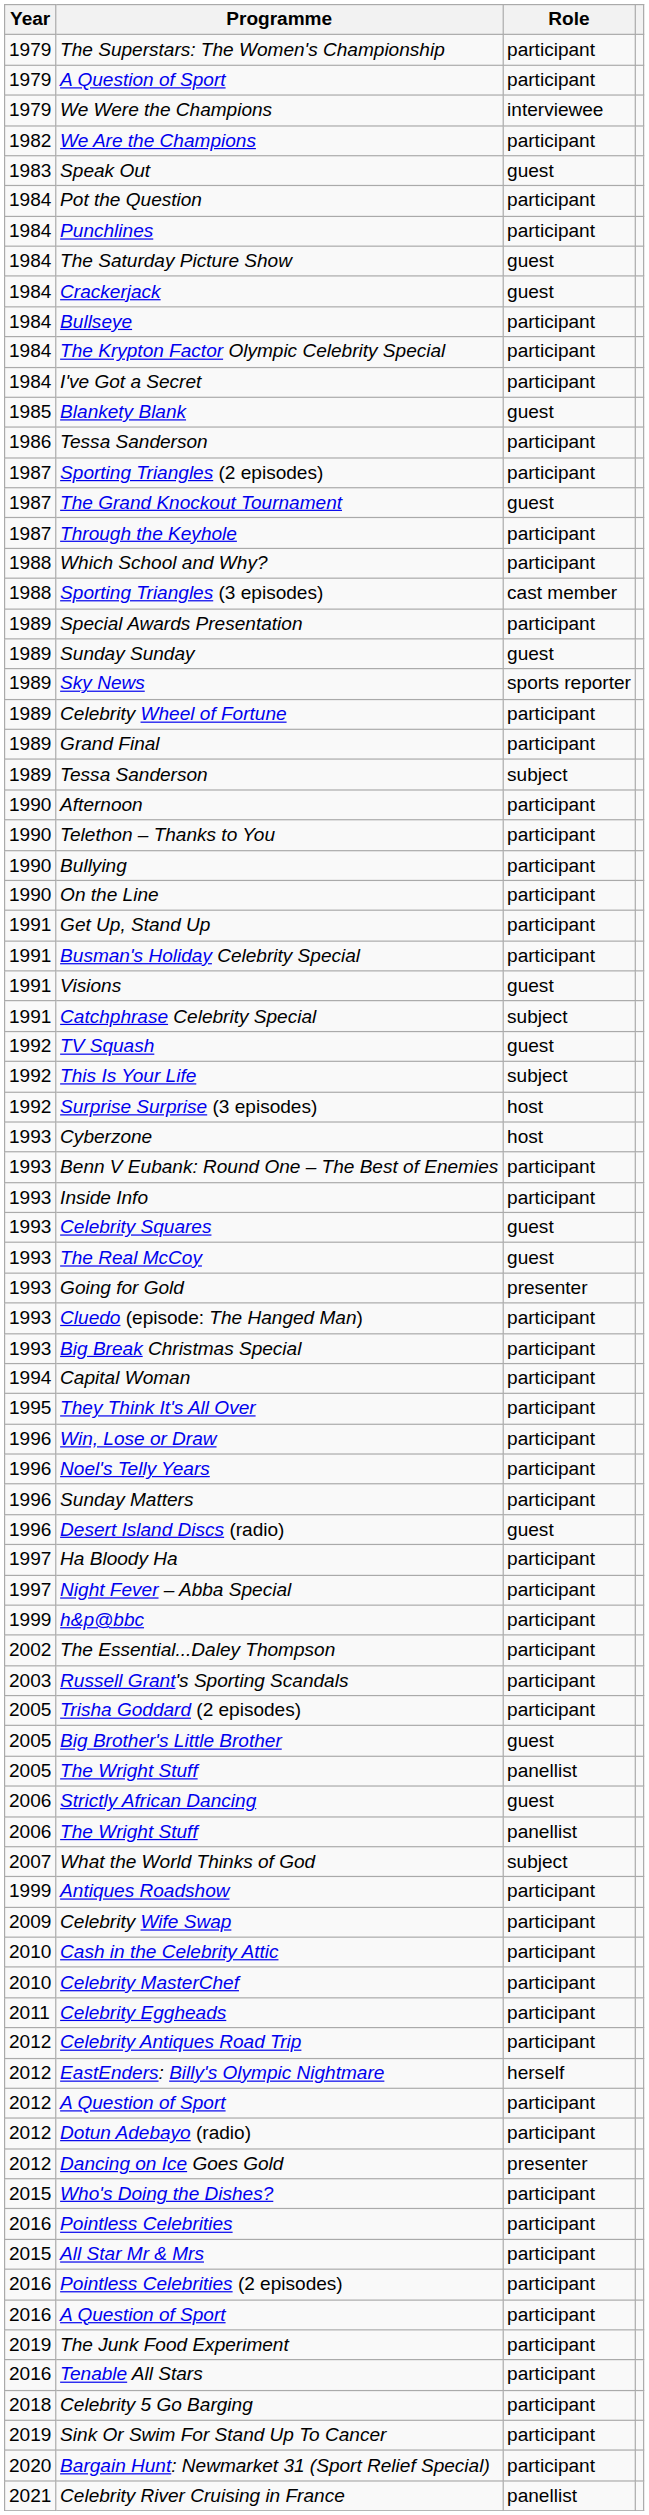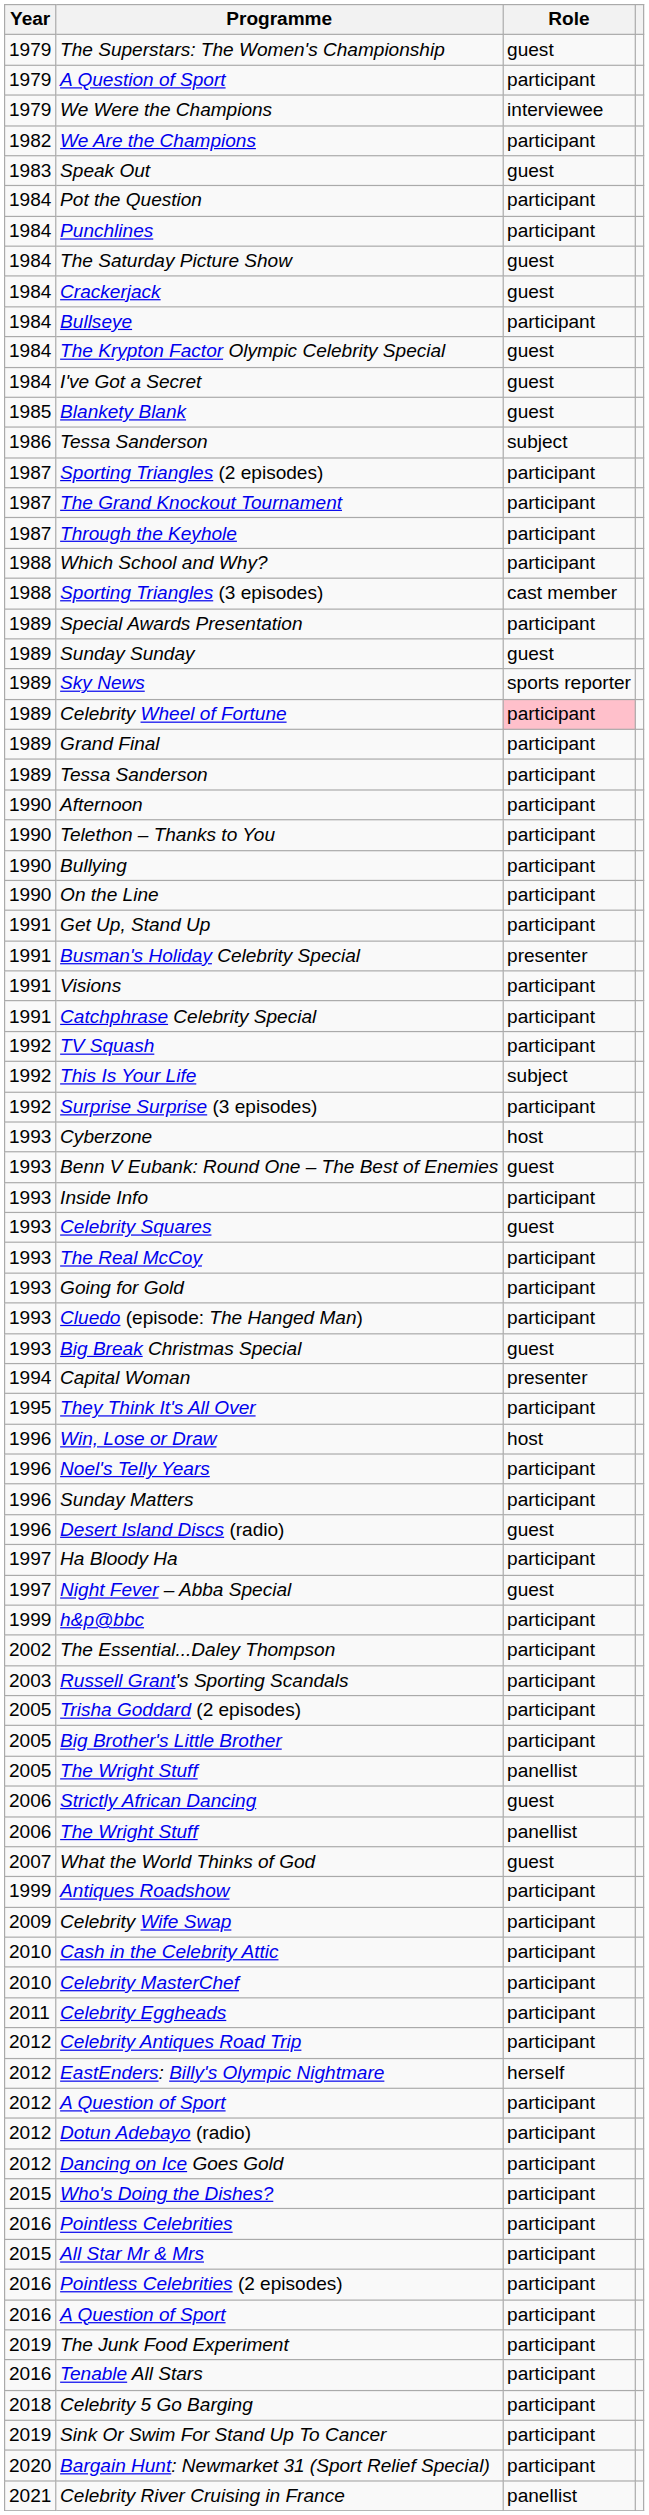(551, 49) participant -> (530, 49) guest
(551, 351) participant -> (530, 351) guest
(551, 381) participant -> (530, 381) guest
(551, 442) participant -> (537, 442) subject
(530, 502) guest -> (551, 502) participant
(551, 714) no background -> (551, 714) pink background
(537, 774) subject -> (551, 774) participant
(551, 955) participant -> (547, 955) presenter
(530, 985) guest -> (551, 985) participant
(537, 1016) subject -> (551, 1016) participant
(530, 1046) guest -> (551, 1046) participant
(525, 1106) host -> (551, 1106) participant
(551, 1167) participant -> (530, 1167) guest
(530, 1257) guest -> (551, 1257) participant
(547, 1287) presenter -> (551, 1287) participant
(551, 1348) participant -> (530, 1348) guest
(551, 1378) participant -> (547, 1378) presenter
(551, 1438) participant -> (525, 1438) host
(551, 1589) participant -> (530, 1589) guest
(530, 1740) guest -> (551, 1740) participant
(537, 1861) subject -> (530, 1861) guest
(547, 2163) presenter -> (551, 2163) participant
